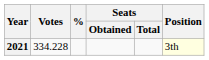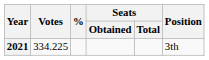(51, 47) 334.228 -> (51, 47) 334.225
(172, 47) lightyellow background -> (172, 47) no background
